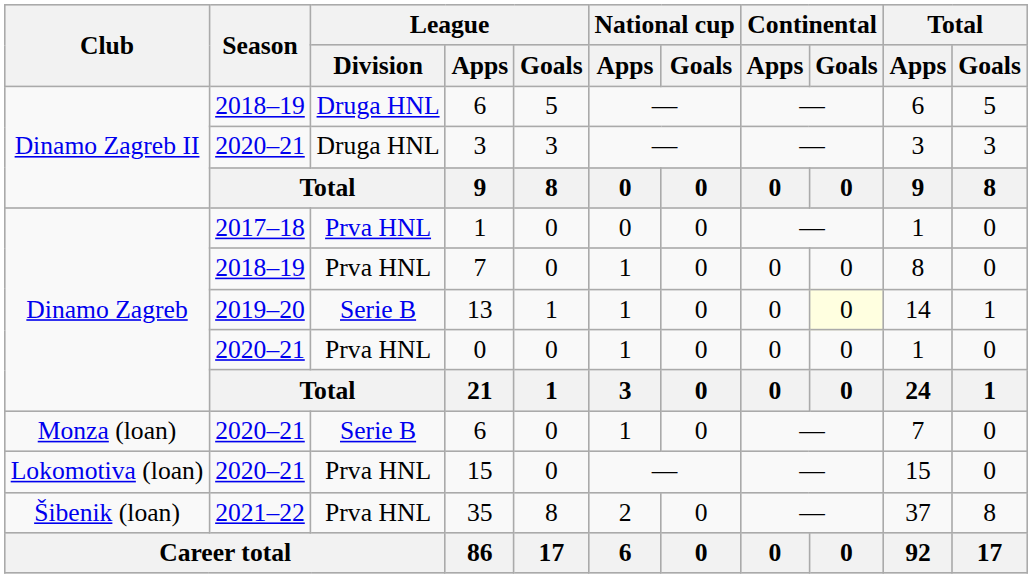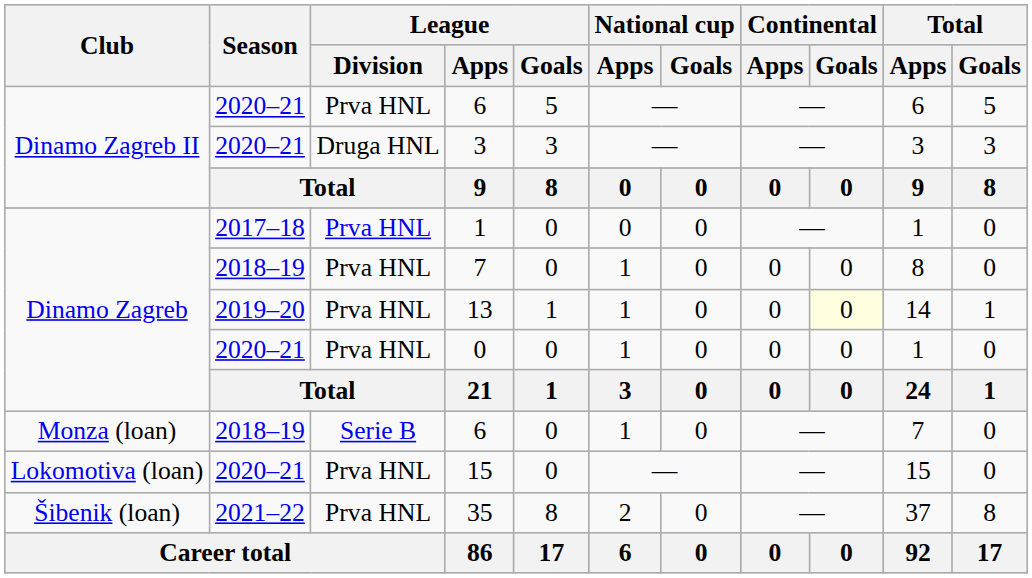(260, 106) 2018–19 -> (260, 106) 2020–21
(378, 106) Druga HNL -> (378, 106) Prva HNL
(378, 308) Serie B -> (378, 308) Prva HNL
(260, 430) 2020–21 -> (260, 430) 2018–19
